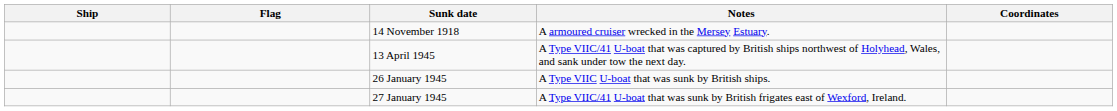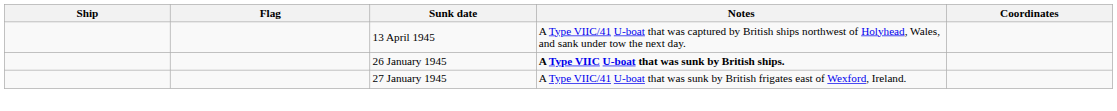- row: (416, 31)
(655, 79) normal -> (662, 61) bold
